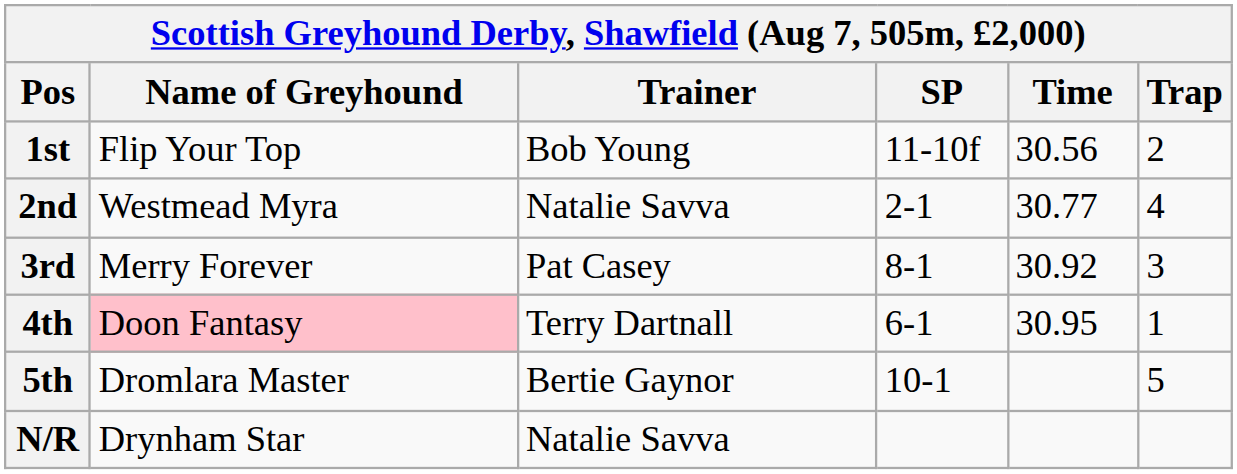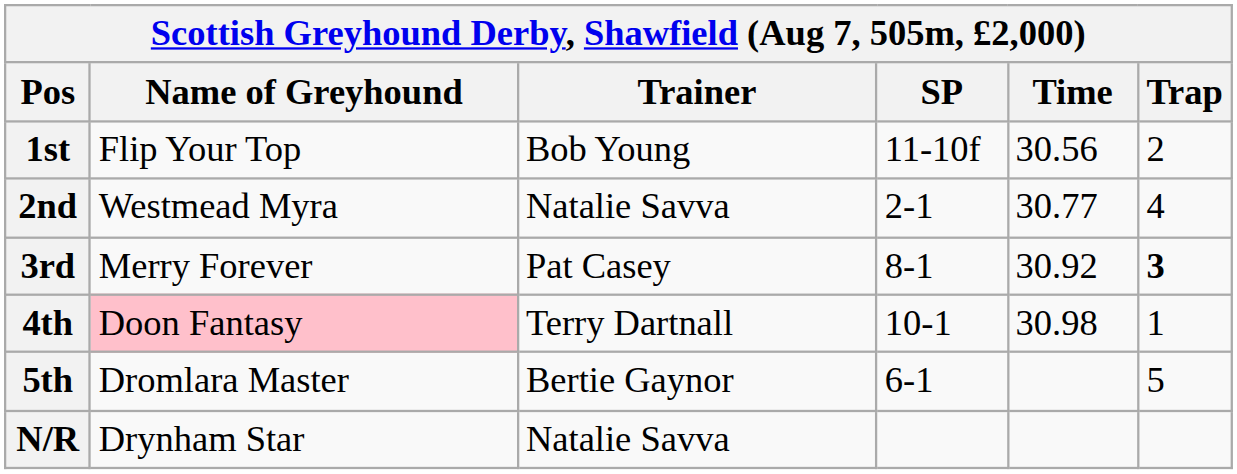(1156, 264) normal -> (1156, 264) bold
(909, 322) 6-1 -> (918, 322) 10-1
(1057, 322) 30.95 -> (1057, 322) 30.98
(918, 380) 10-1 -> (909, 380) 6-1
